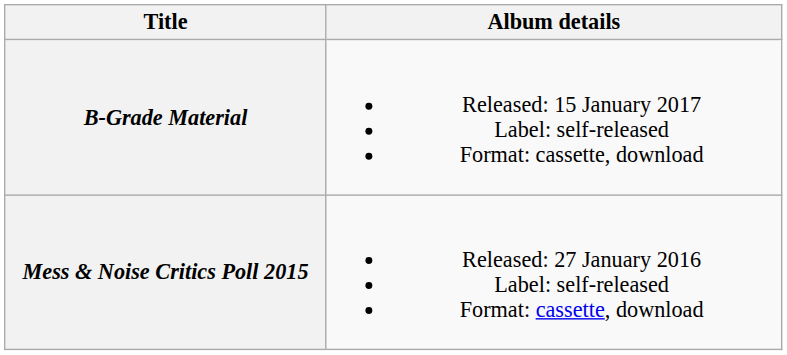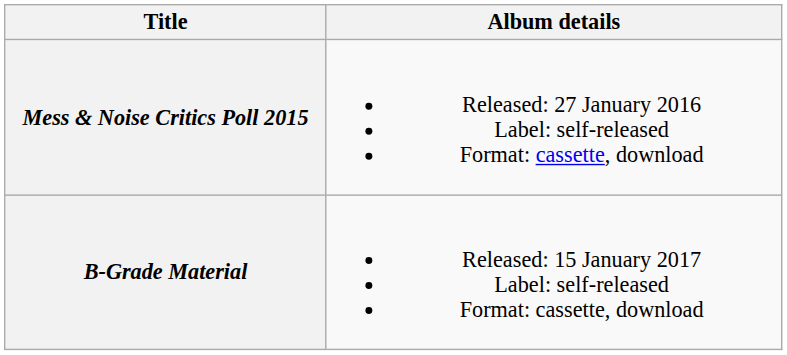rows swapped: (166, 271) <-> (166, 117)
